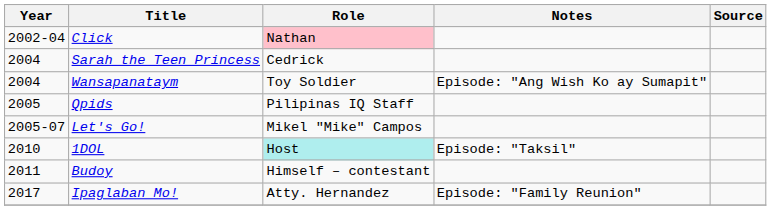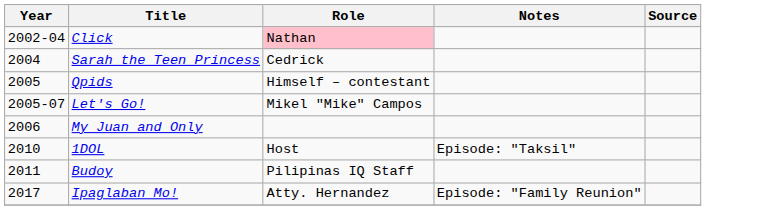- row: (125, 82)
(340, 105) Pilipinas IQ Staff -> (348, 82) Himself – contestant
+ row: (137, 127)
(283, 149) paleturquoise background -> (283, 149) no background
(348, 171) Himself – contestant -> (340, 171) Pilipinas IQ Staff
